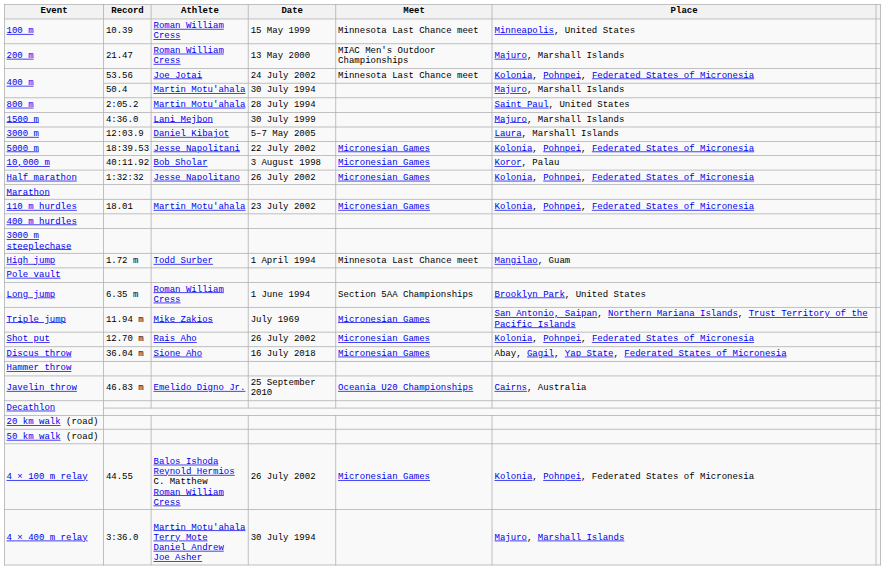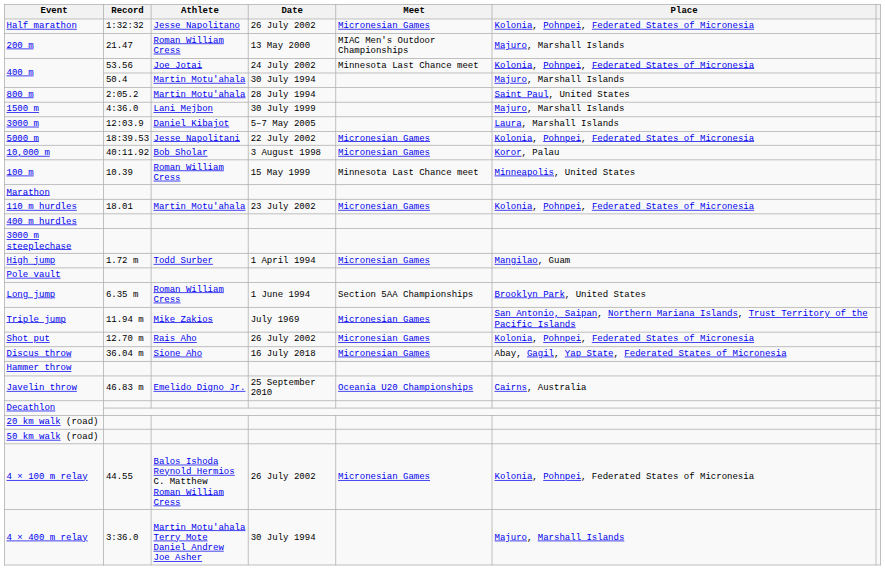rows swapped: (20, 32) <-> (42, 178)
(408, 261) Minnesota Last Chance meet -> (384, 261) Micronesian Games
